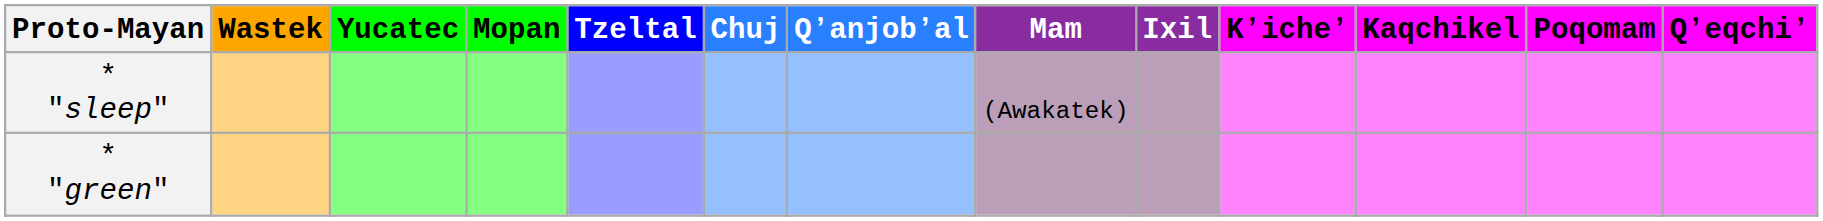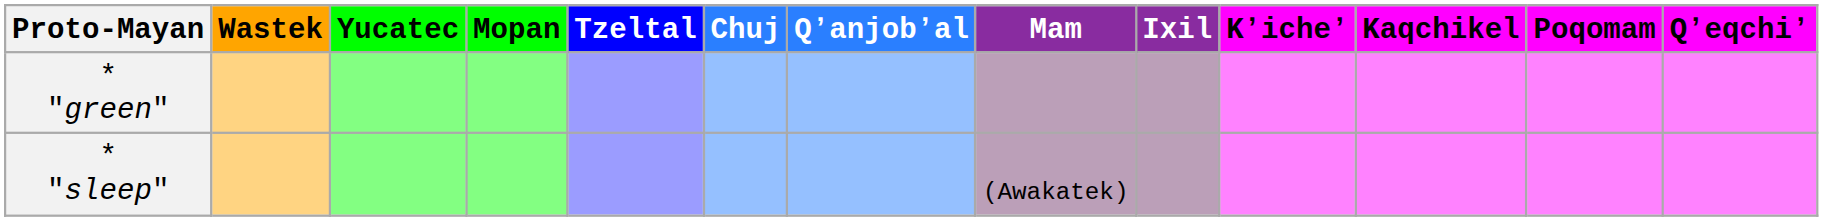rows swapped: (108, 174) <-> (108, 93)
